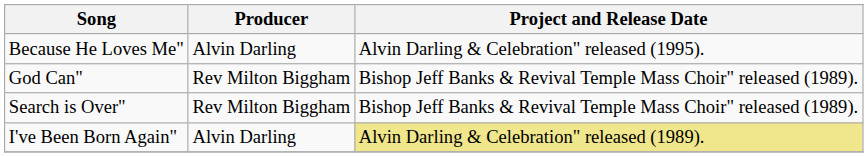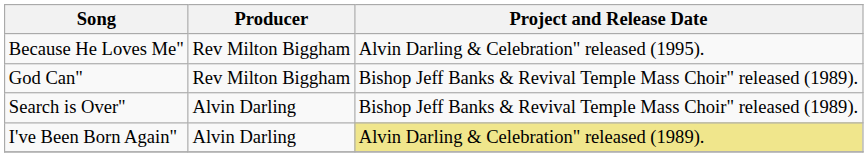(244, 48) Alvin Darling -> (271, 48) Rev Milton Biggham
(271, 107) Rev Milton Biggham -> (244, 107) Alvin Darling
